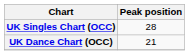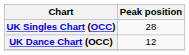(151, 42) 21 -> (151, 42) 12
